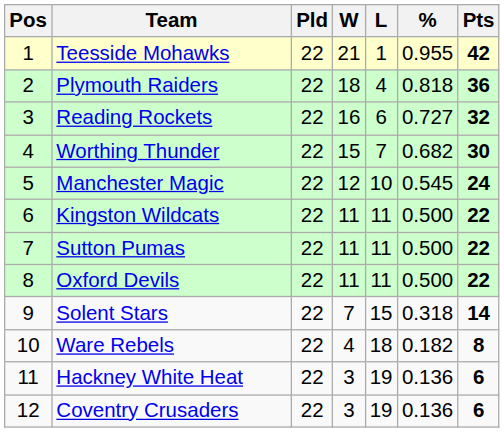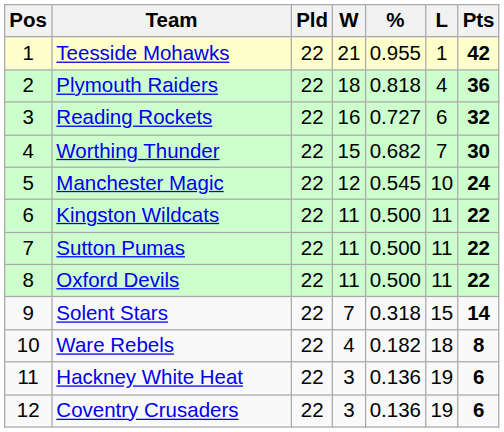columns swapped: (381, 20) <-> (428, 20)
